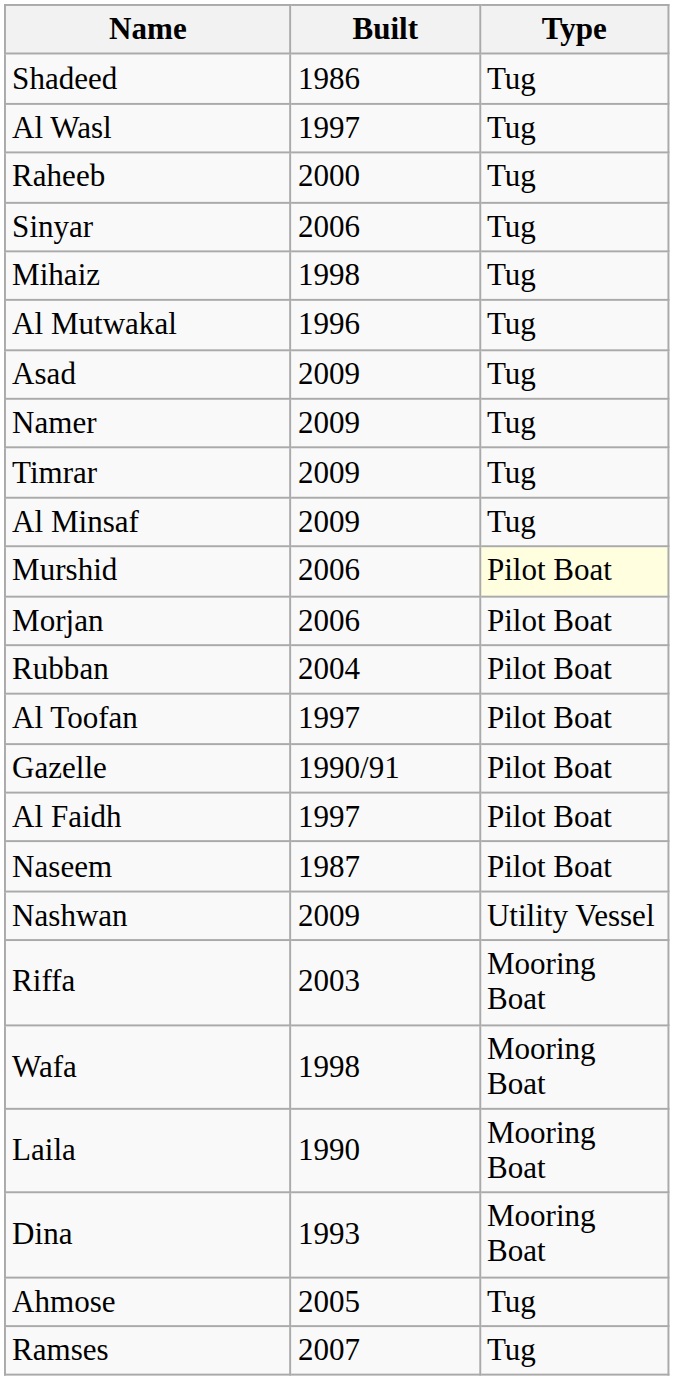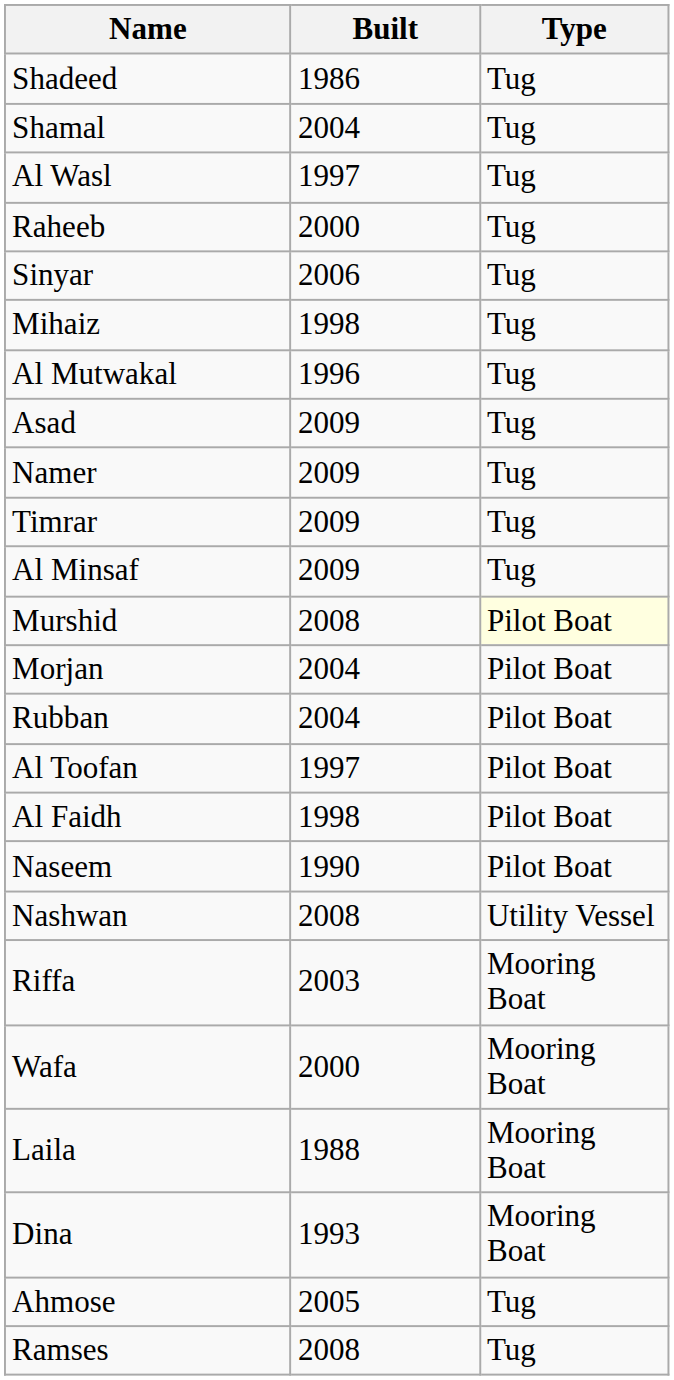+ row: (59, 127)
(329, 570) 2006 -> (329, 619) 2008
(329, 619) 2006 -> (329, 669) 2004
- row: (60, 767)
(329, 816) 1997 -> (329, 816) 1998
(329, 865) 1987 -> (329, 865) 1990
(329, 915) 2009 -> (329, 915) 2008
(329, 1066) 1998 -> (329, 1066) 2000
(329, 1150) 1990 -> (329, 1150) 1988
(329, 1350) 2007 -> (329, 1350) 2008
